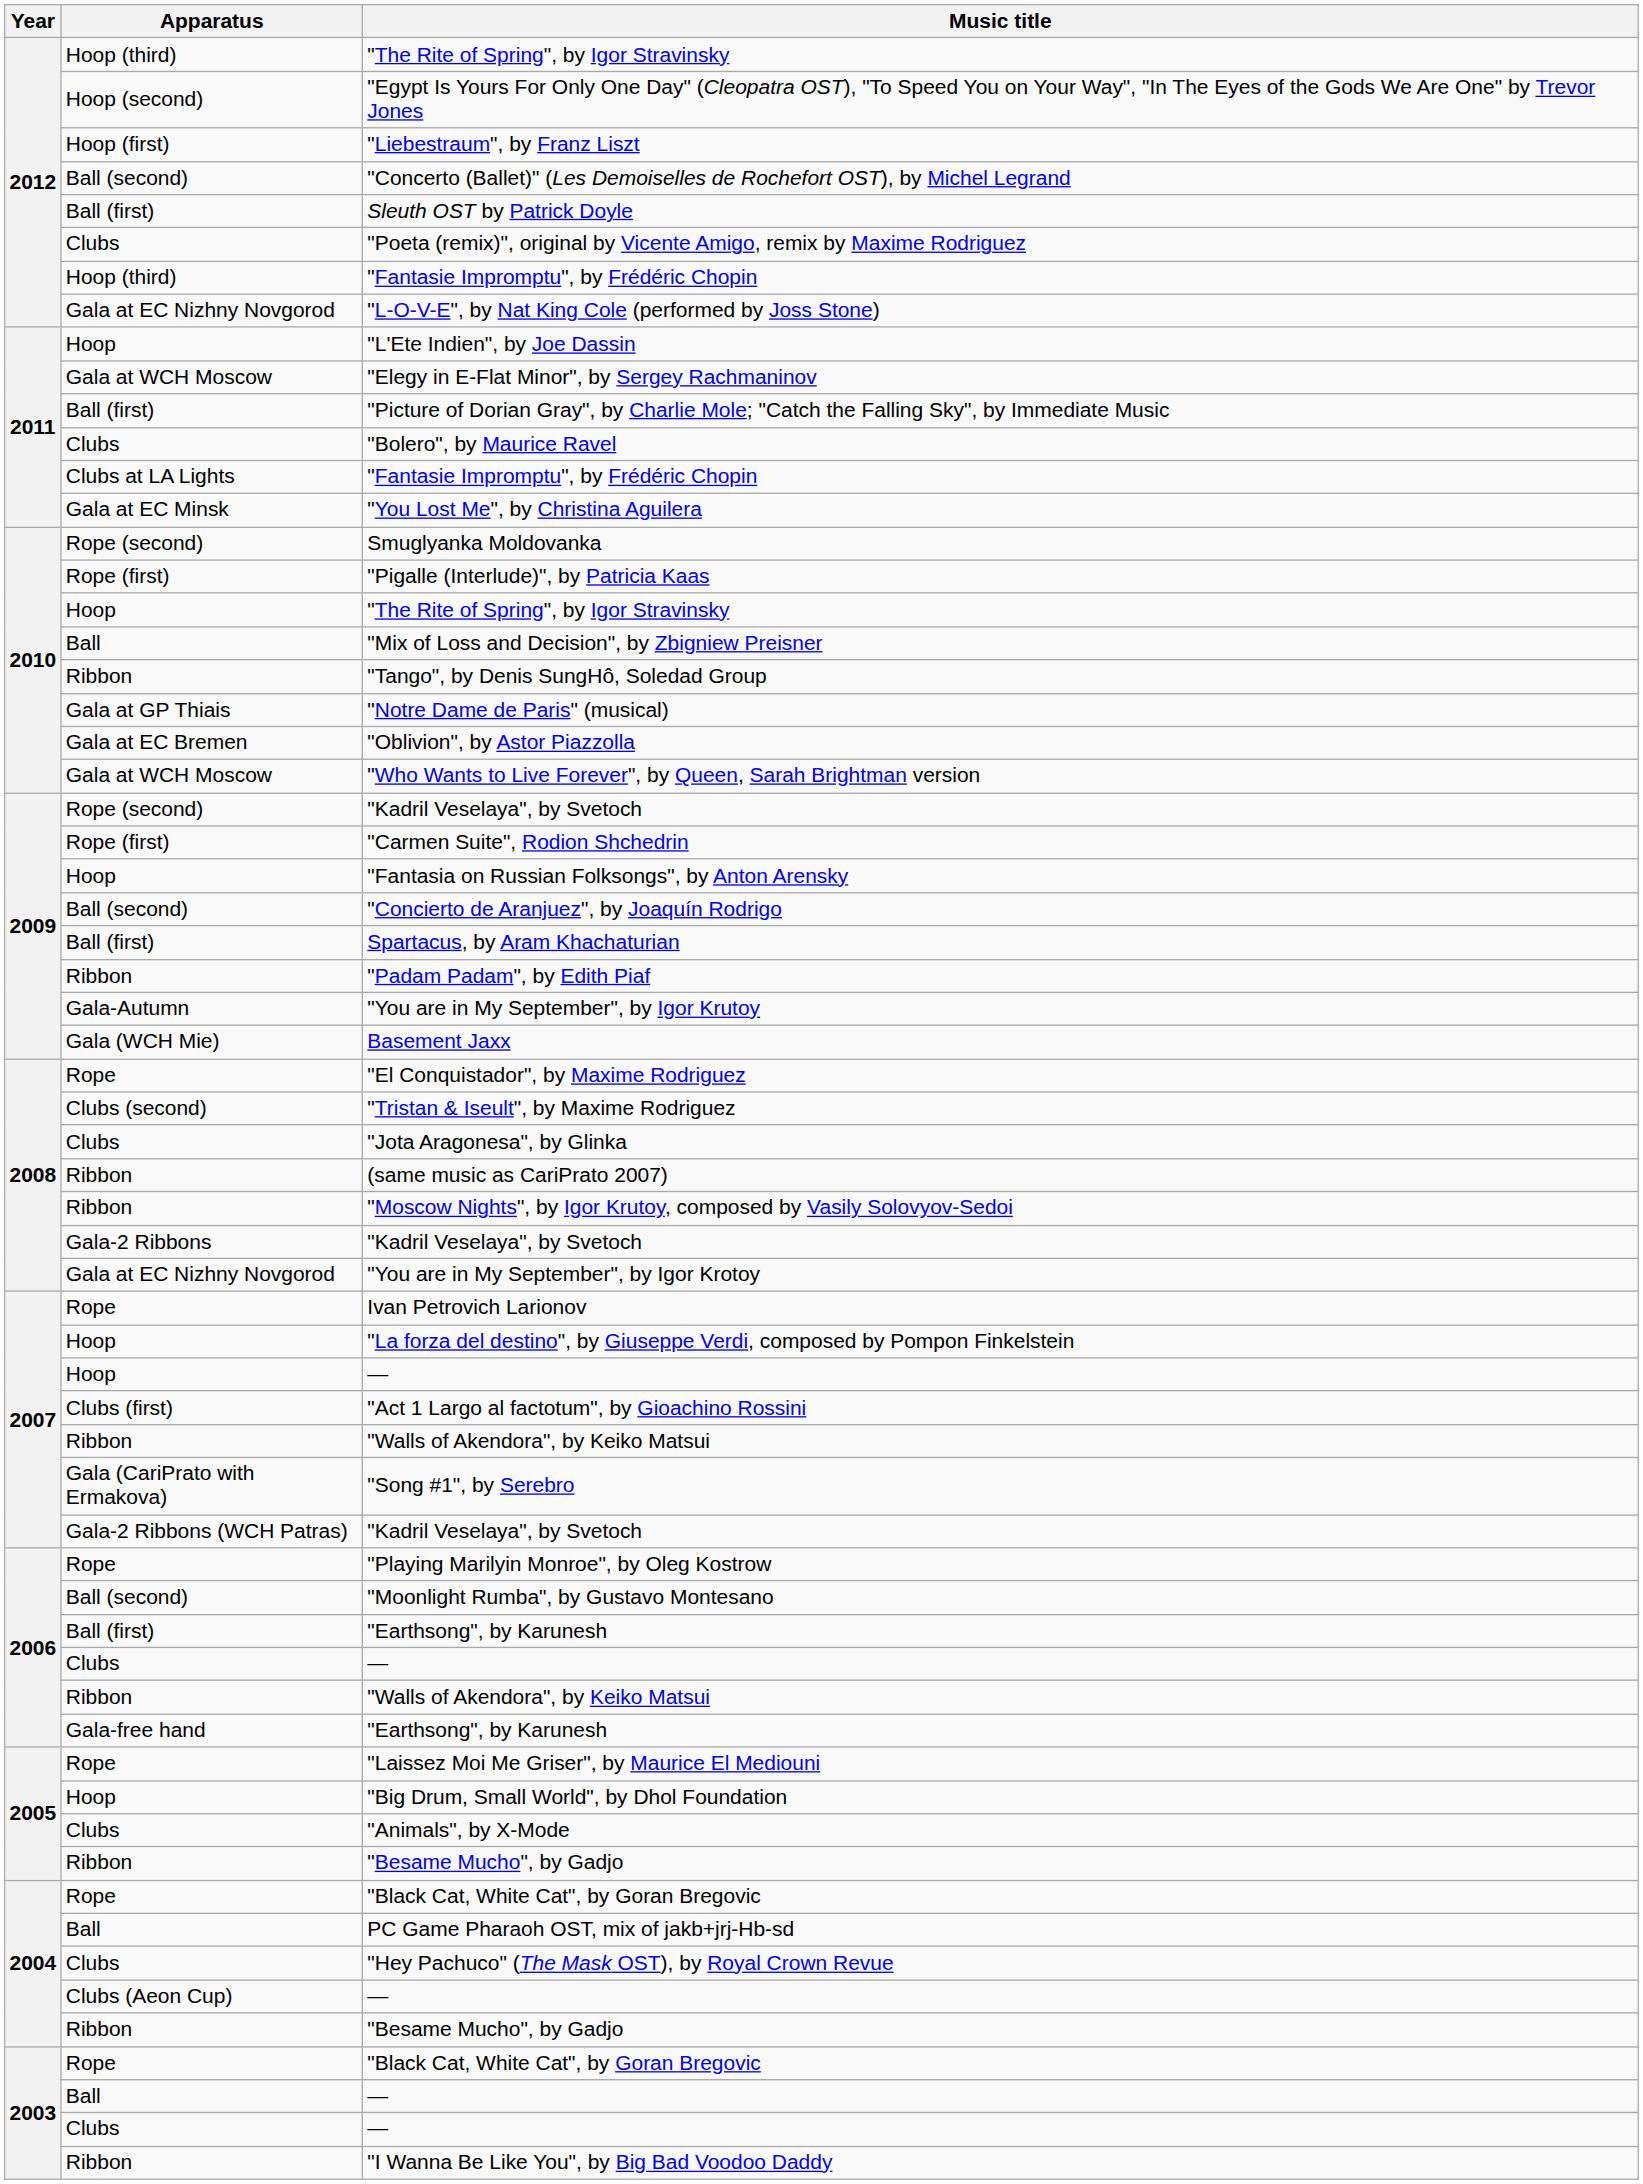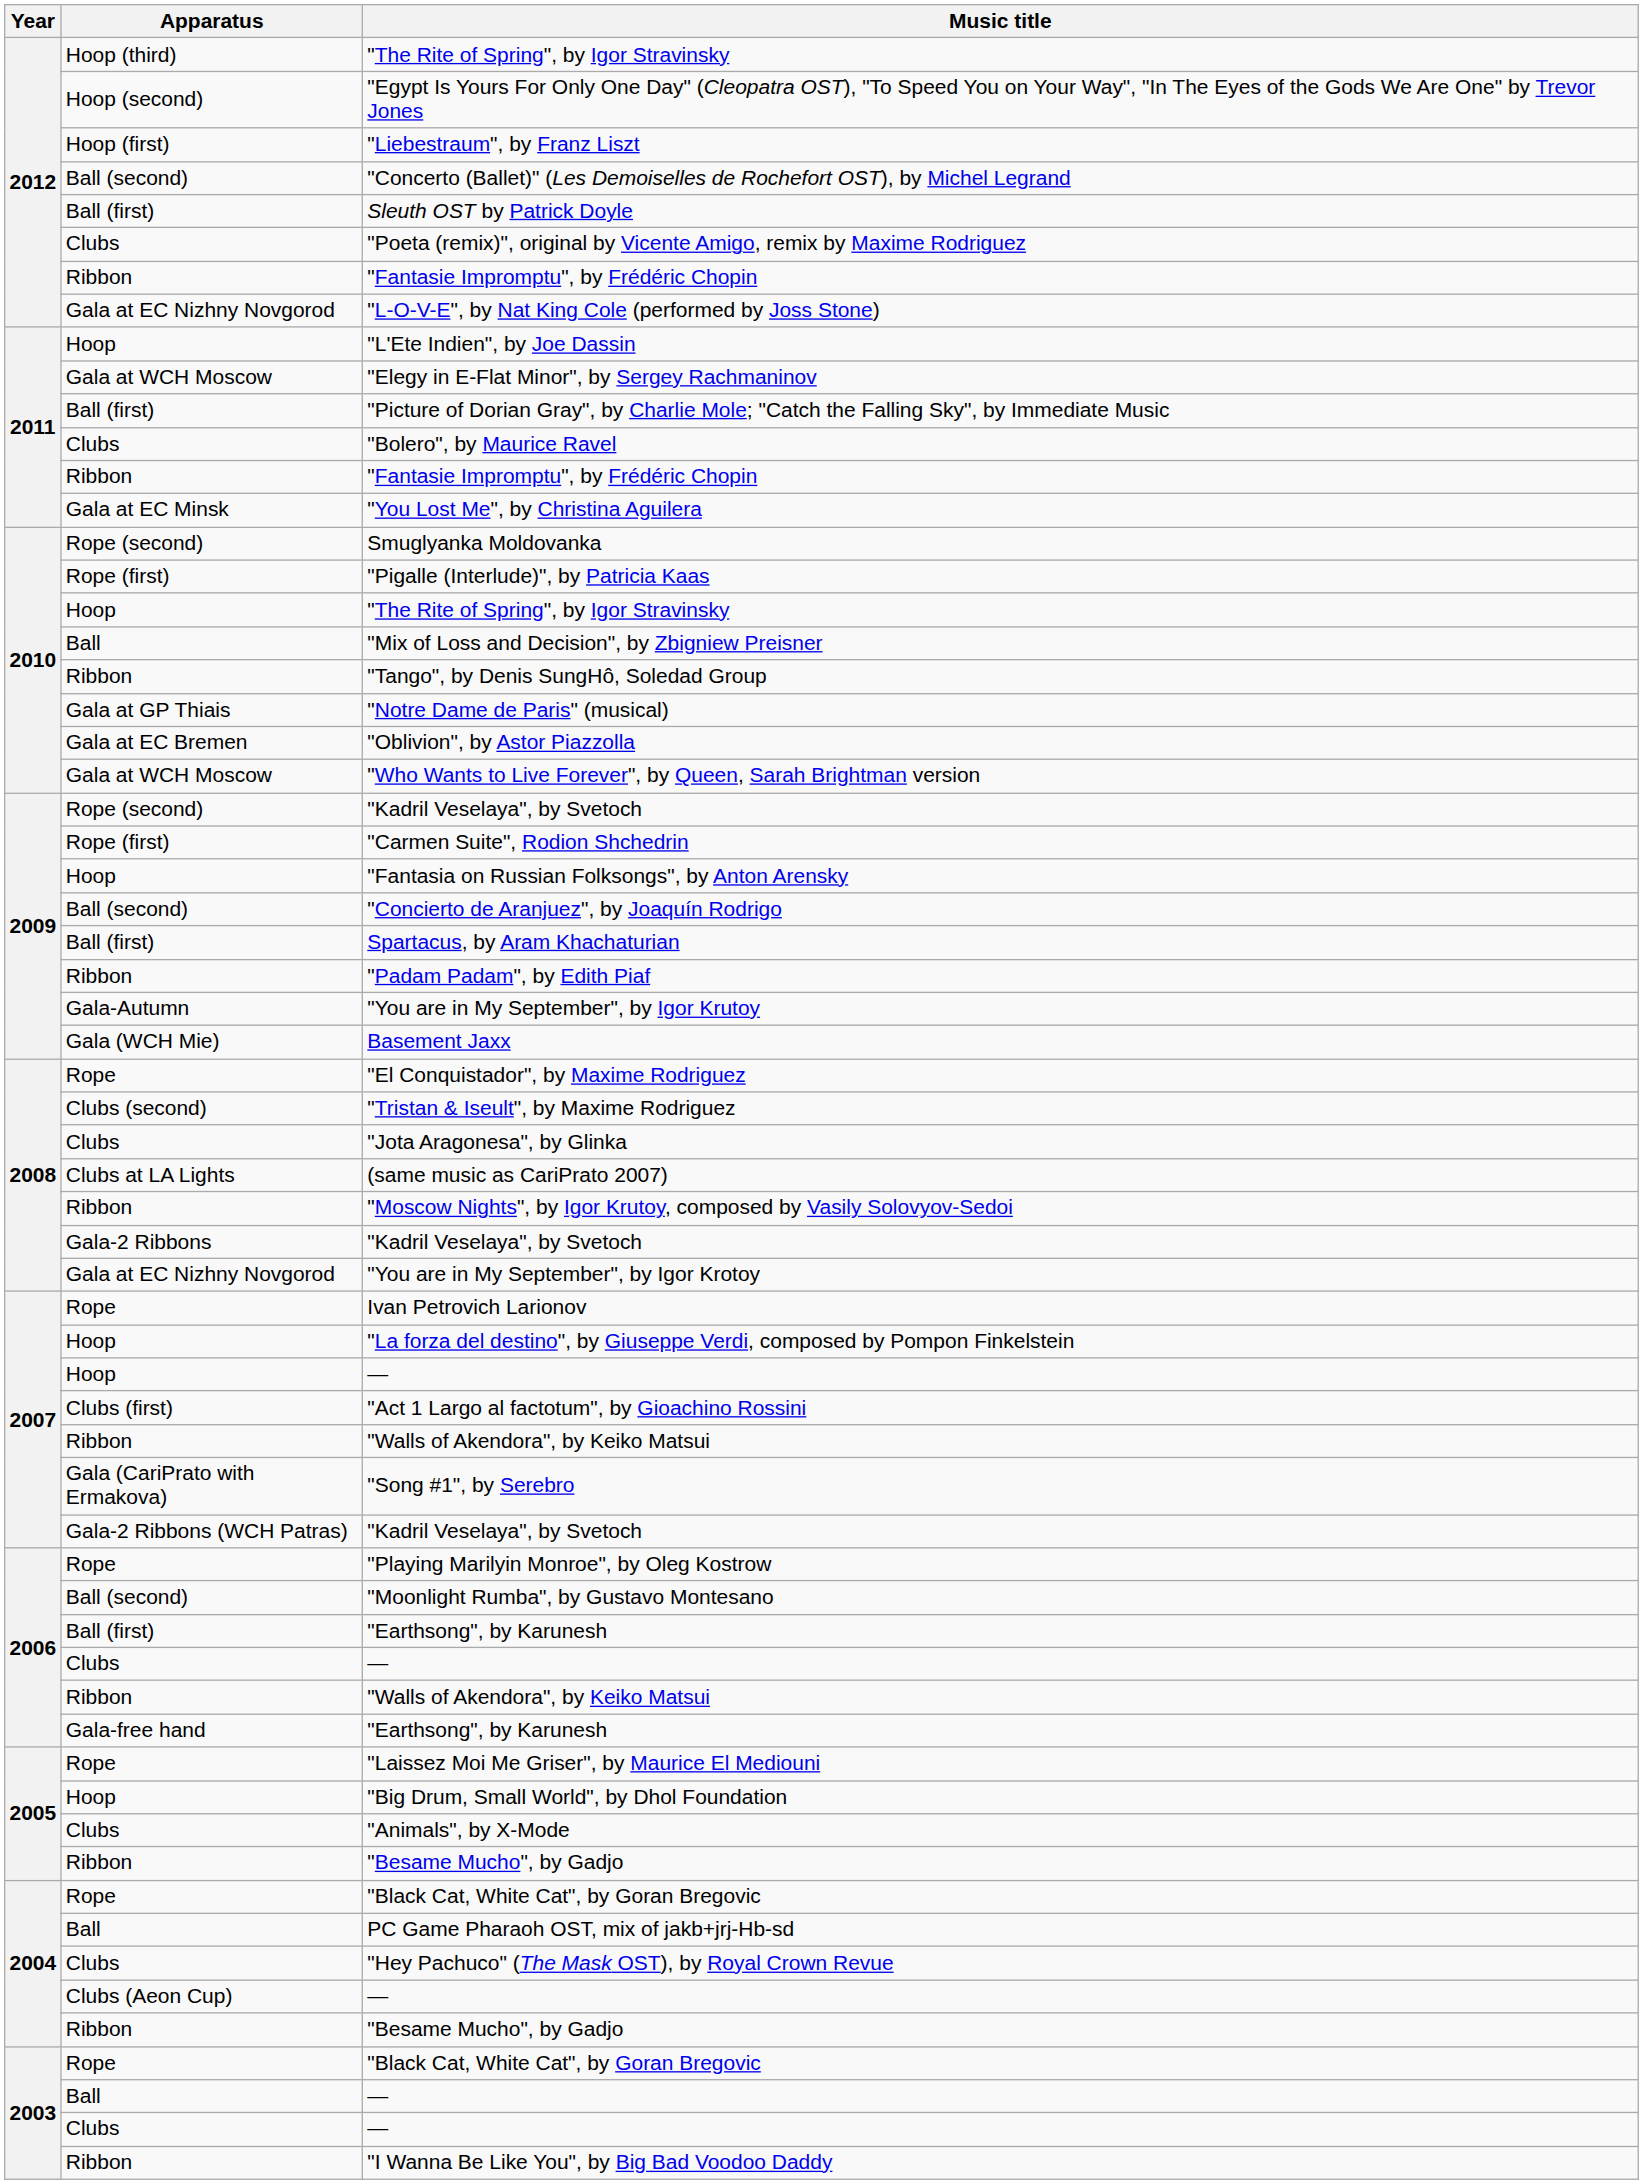(121, 277) Hoop (third) -> (99, 277) Ribbon
(150, 476) Clubs at LA Lights -> (99, 476) Ribbon
(99, 1174) Ribbon -> (150, 1174) Clubs at LA Lights
